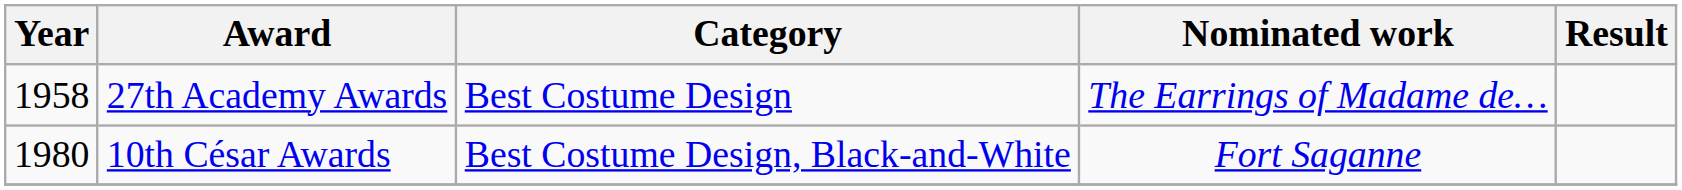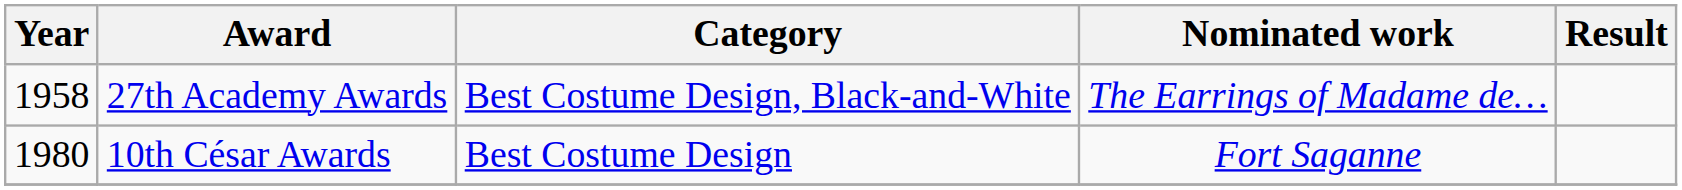(628, 94) Best Costume Design -> (768, 94) Best Costume Design, Black-and-White
(768, 154) Best Costume Design, Black-and-White -> (628, 154) Best Costume Design
